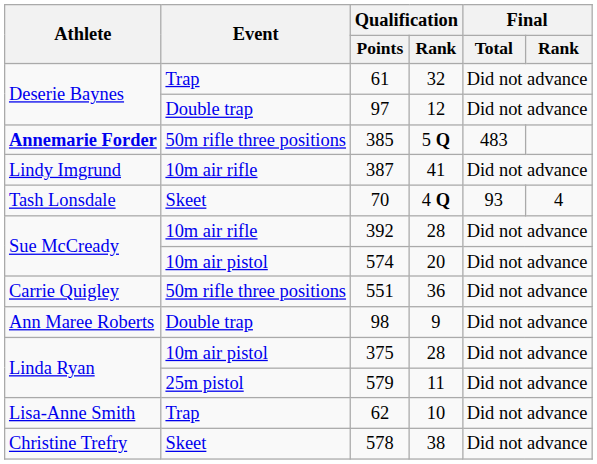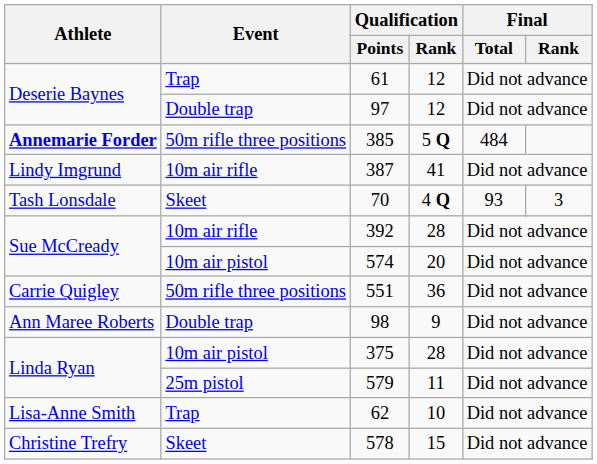(436, 79) 32 -> (436, 79) 12
(494, 140) 483 -> (494, 140) 484
(559, 200) 4 -> (559, 200) 3
(436, 444) 38 -> (436, 444) 15
